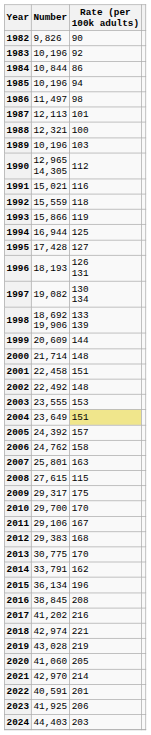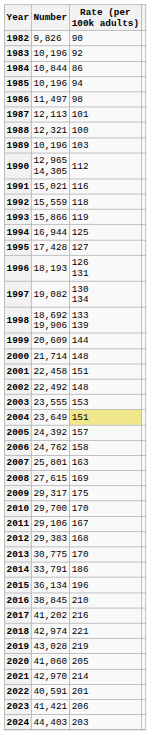(80, 478) 115 -> (80, 478) 169
(80, 570) 162 -> (80, 570) 186
(80, 600) 208 -> (80, 600) 210
(50, 707) 41,925 -> (50, 707) 41,421
